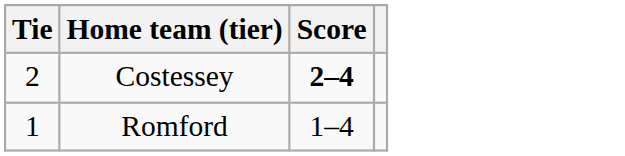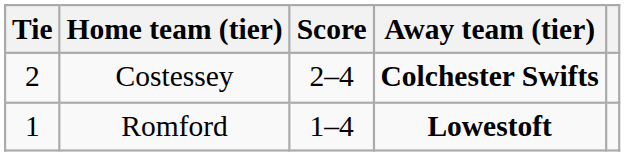+ column: (490, 28)
(332, 77) bold -> (332, 77) normal
